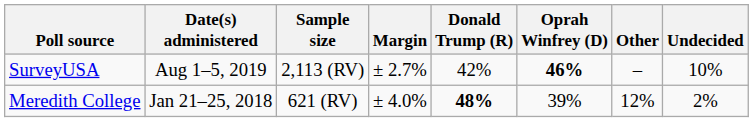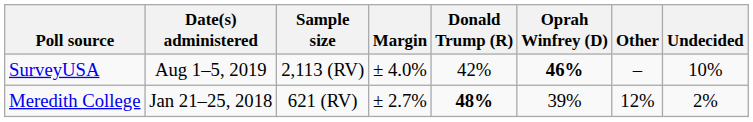(400, 69) ± 2.7% -> (400, 69) ± 4.0%
(400, 100) ± 4.0% -> (400, 100) ± 2.7%
